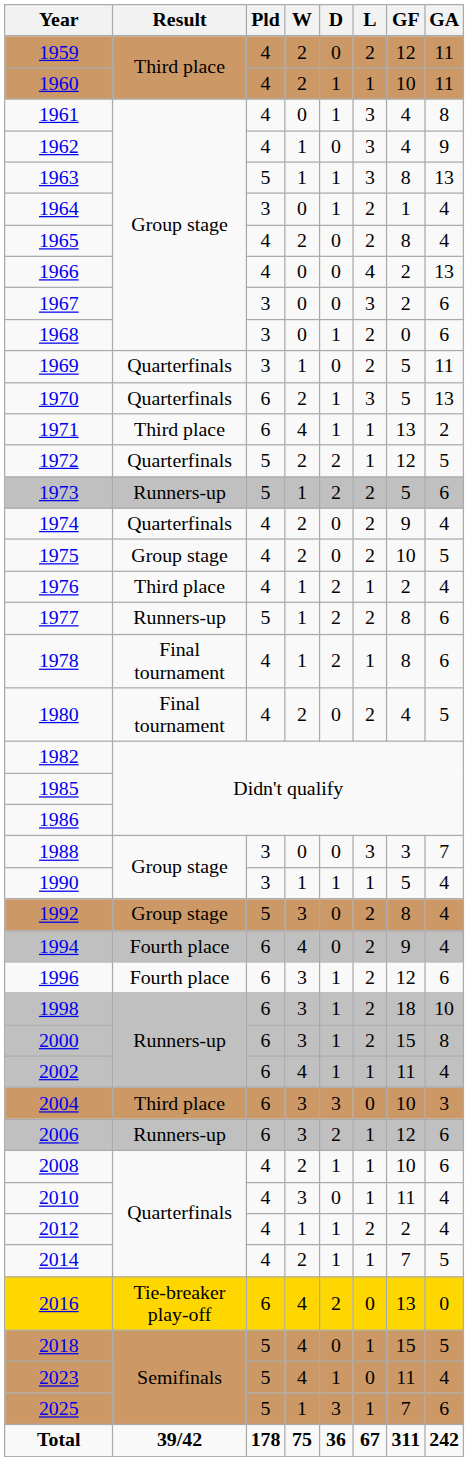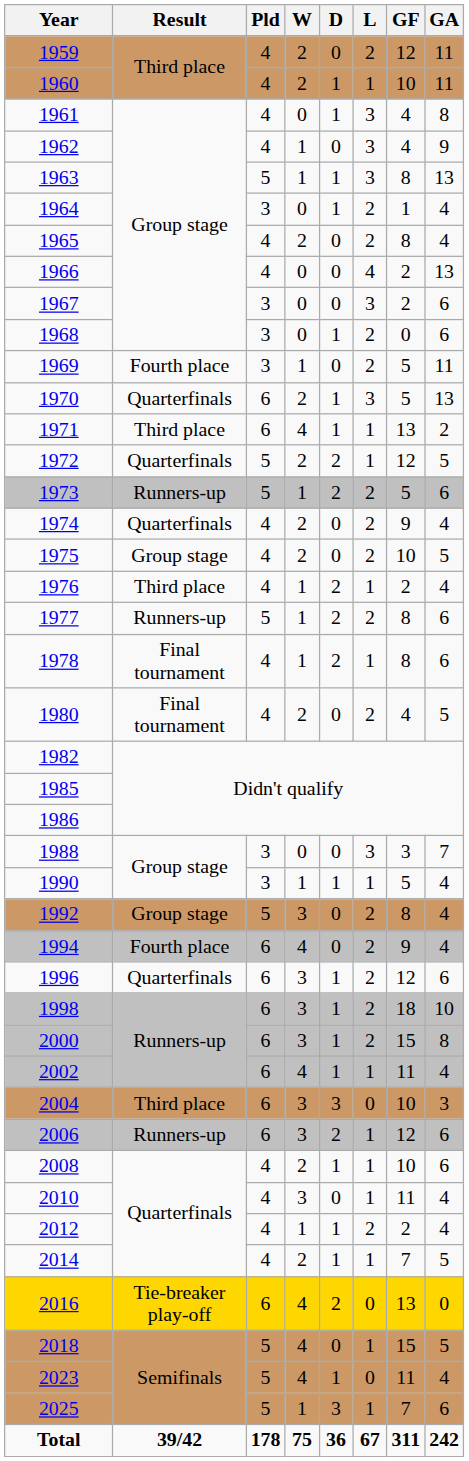(180, 366) Quarterfinals -> (180, 366) Fourth place
(180, 977) Fourth place -> (180, 977) Quarterfinals
